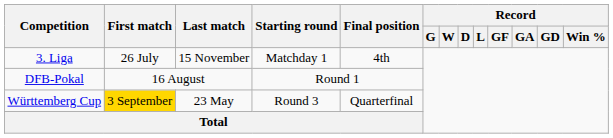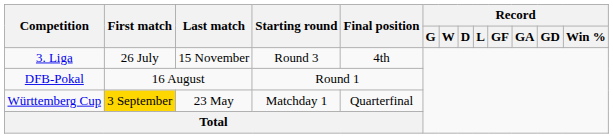(296, 58) Matchday 1 -> (296, 58) Round 3
(296, 101) Round 3 -> (296, 101) Matchday 1
